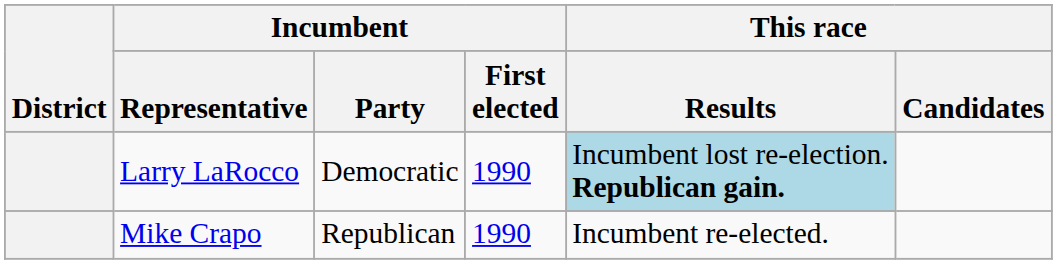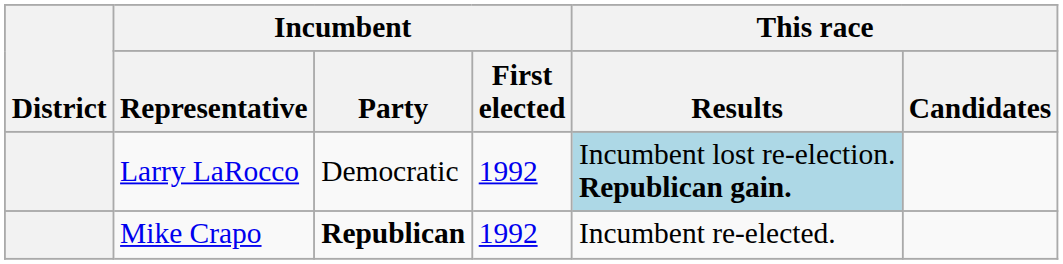(501, 170) 1990 -> (508, 170) 1992
(388, 234) normal -> (393, 234) bold
(501, 234) 1990 -> (508, 234) 1992
